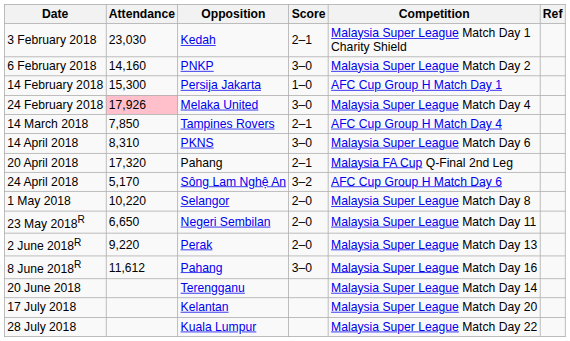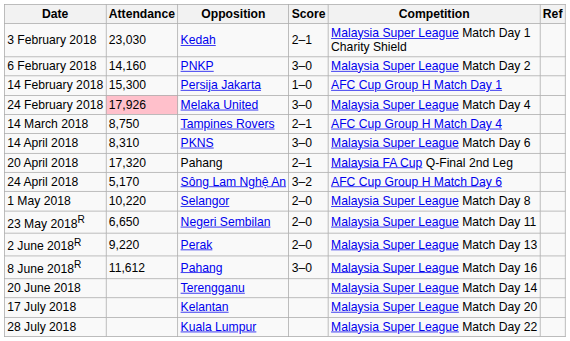(124, 124) 7,850 -> (124, 124) 8,750
